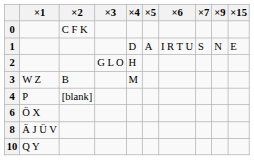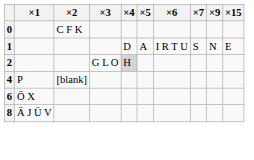(132, 63) no background -> (127, 63) lightgrey background
- row: (12, 79)
- row: (12, 146)
